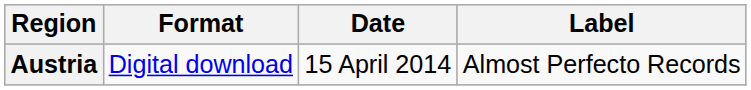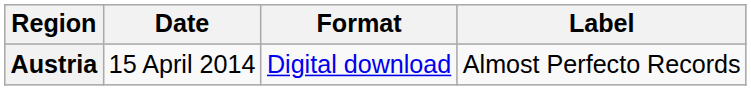columns swapped: (378, 24) <-> (201, 24)
